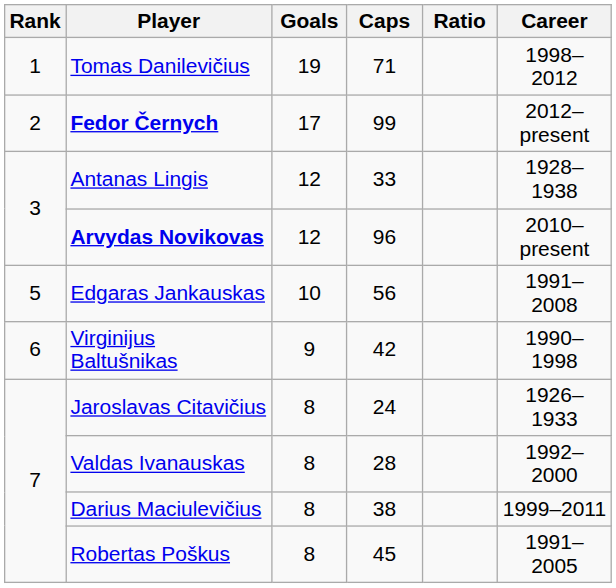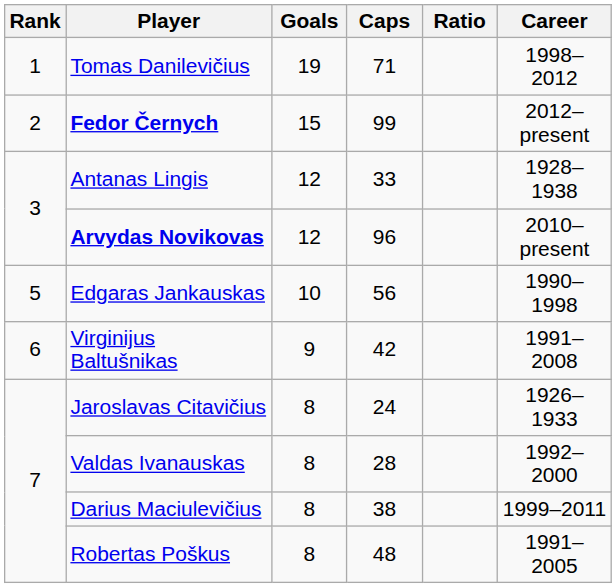(309, 122) 17 -> (309, 122) 15
(554, 293) 1991–2008 -> (554, 293) 1990–1998
(554, 350) 1990–1998 -> (554, 350) 1991–2008
(384, 553) 45 -> (384, 553) 48
